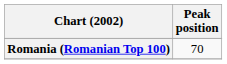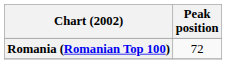(197, 48) 70 -> (197, 48) 72
